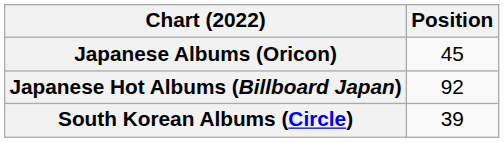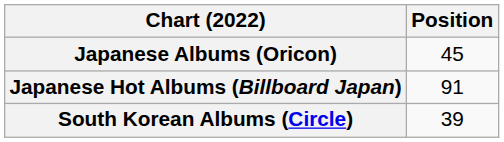(452, 86) 92 -> (452, 86) 91
